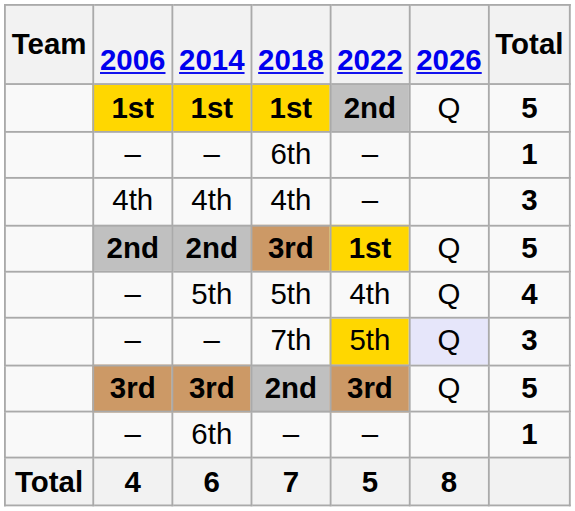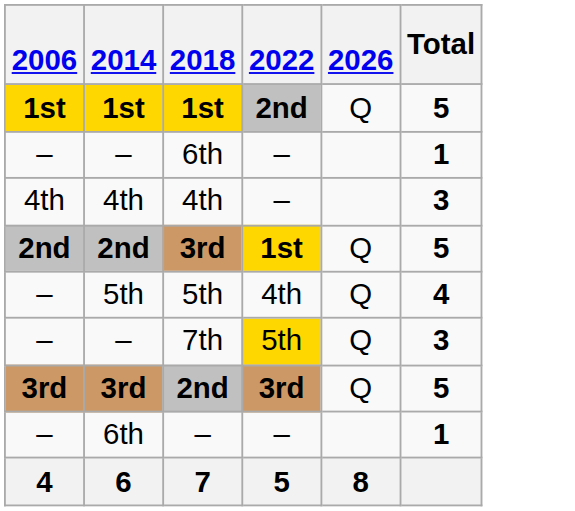- column: (49, 44)
(449, 341) lavender background -> (361, 341) no background
